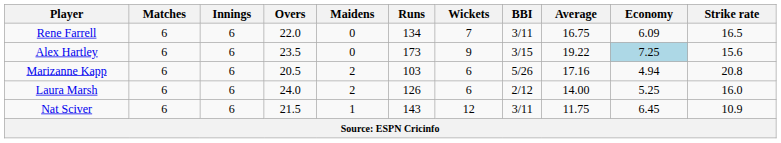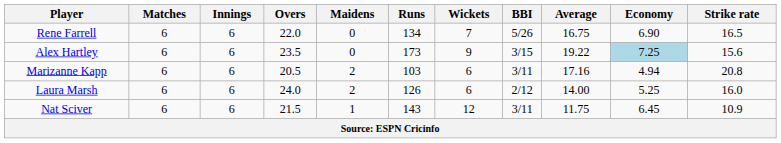(522, 33) 3/11 -> (522, 33) 5/26
(649, 33) 6.09 -> (649, 33) 6.90
(522, 71) 5/26 -> (522, 71) 3/11
